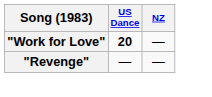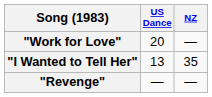(125, 41) bold -> (157, 41) normal
+ row: (72, 61)
